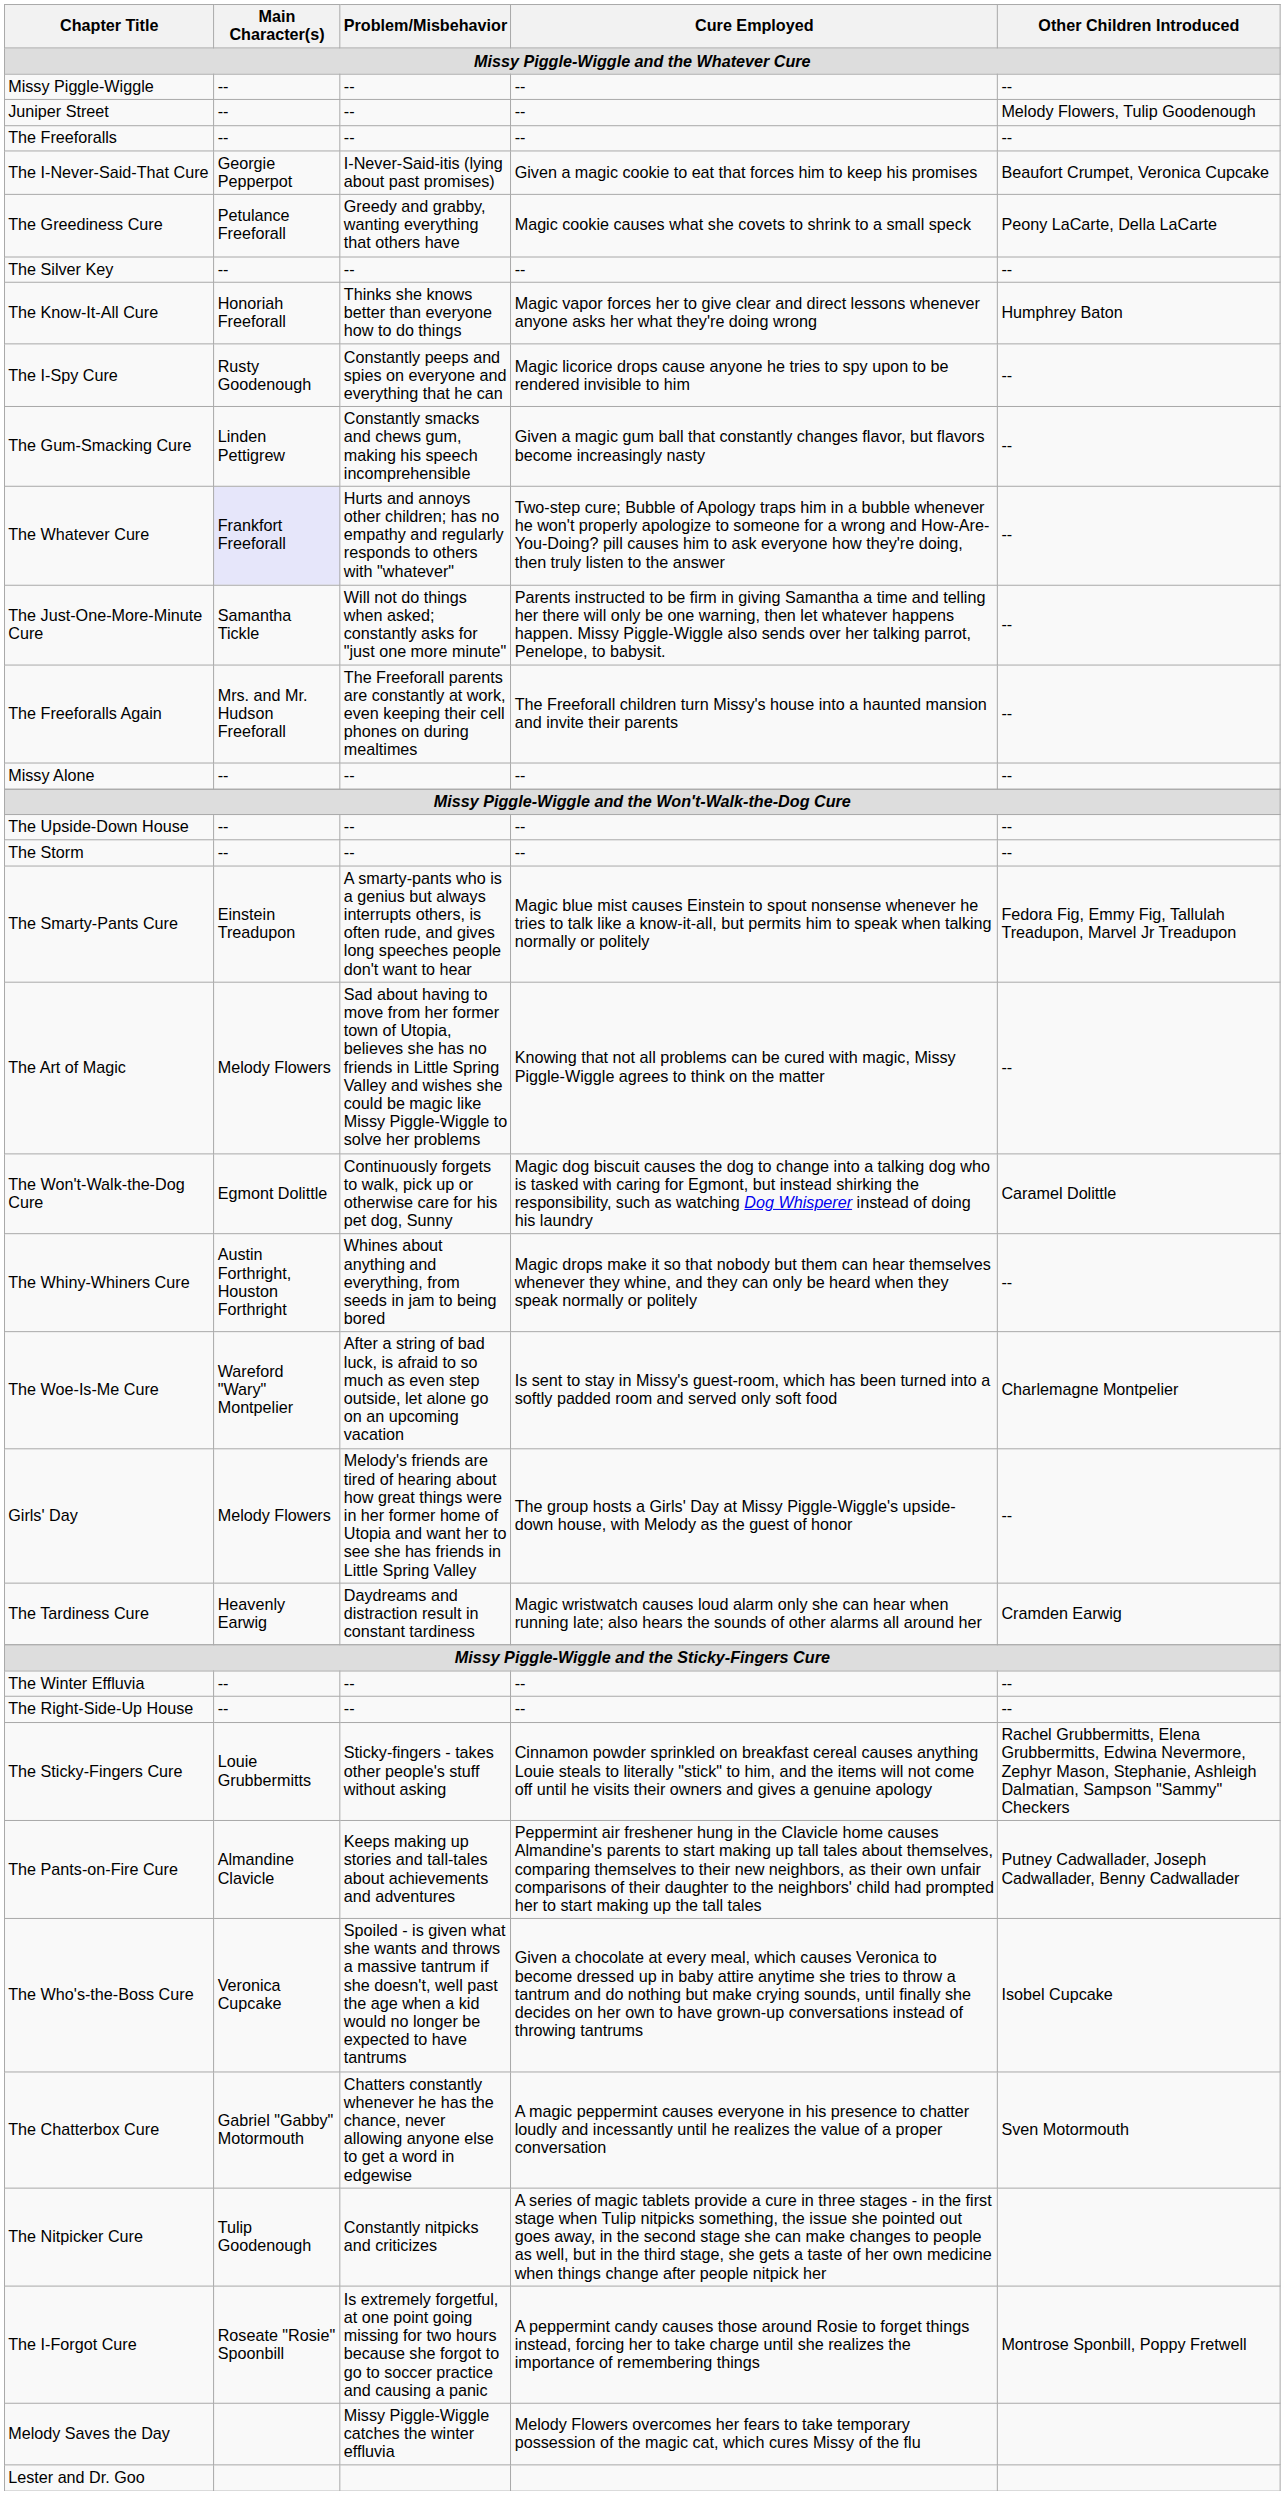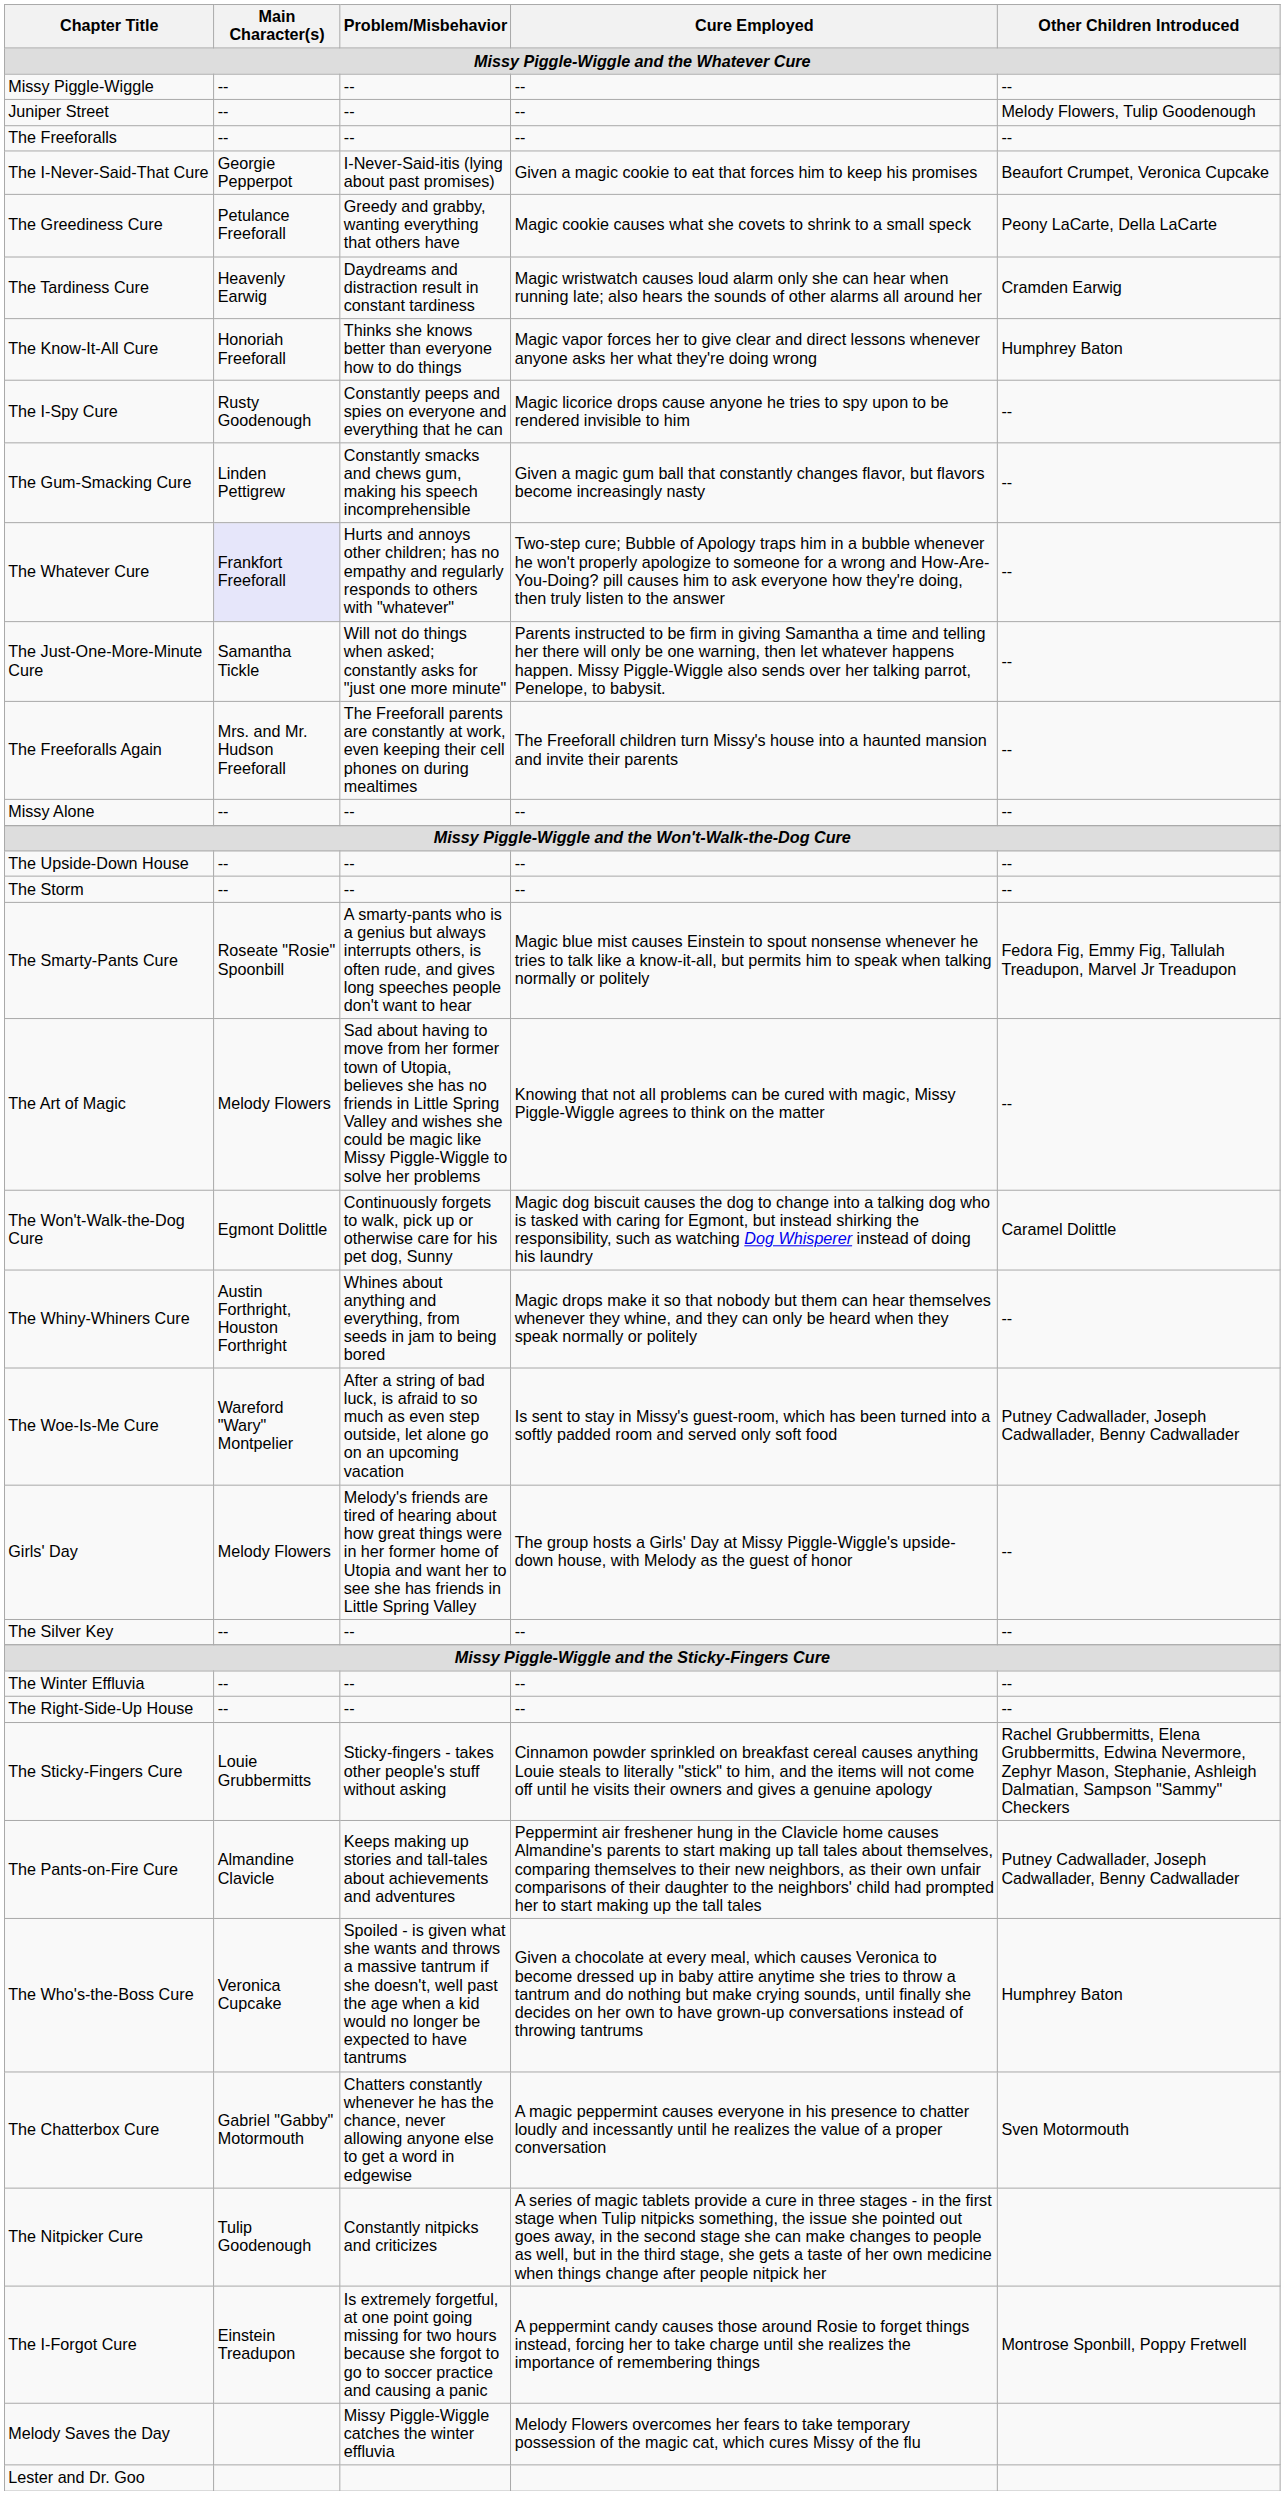rows swapped: (79, 1614) <-> (61, 269)
(256, 924) Einstein Treadupon -> (276, 960) Roseate "Rosie" Spoonbill
(1090, 1390) Charlemagne Montpelier -> (1120, 1426) Putney Cadwallader, Joseph Cadwallader, Benny Cadwallader
(1057, 1995) Isobel Cupcake -> (1062, 1995) Humphrey Baton
(276, 2344) Roseate "Rosie" Spoonbill -> (256, 2344) Einstein Treadupon
